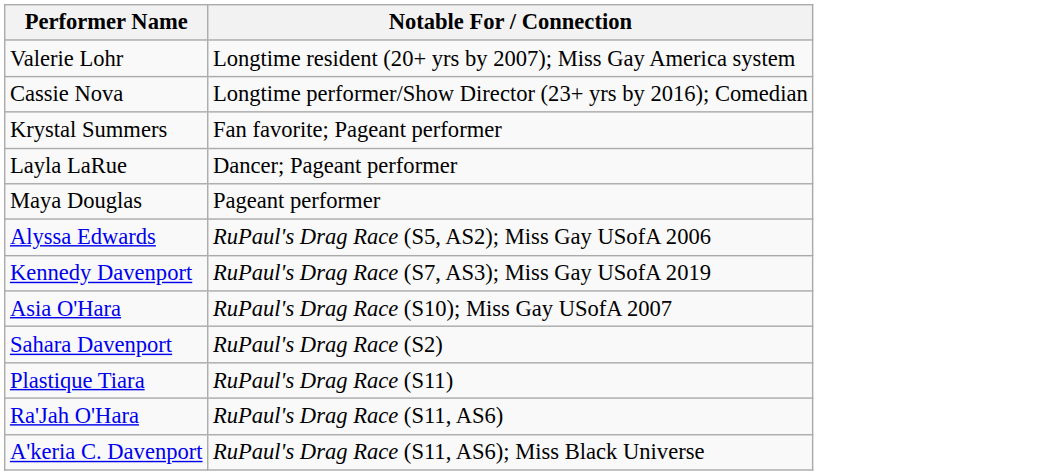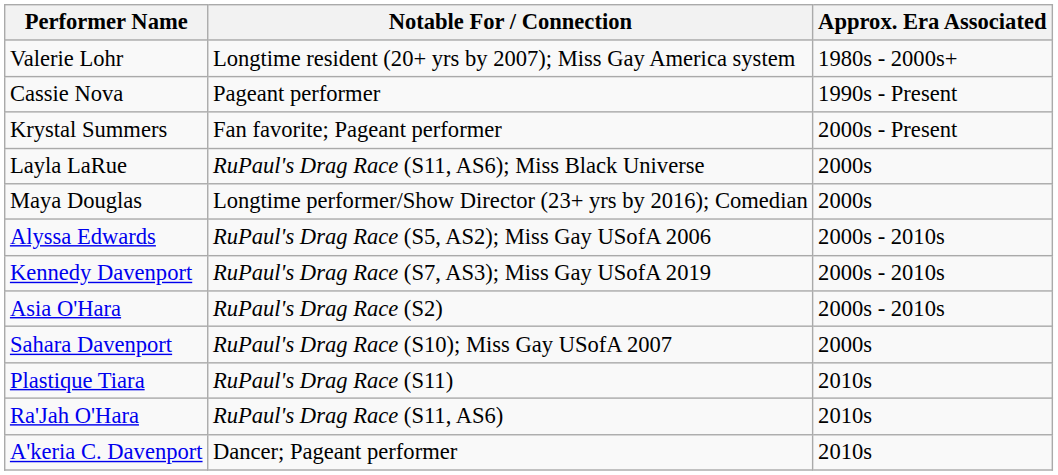+ column: (932, 22)
(510, 93) Longtime performer/Show Director (23+ yrs by 2016); Comedian -> (297, 93) Pageant performer
(335, 165) Dancer; Pageant performer -> (459, 165) RuPaul's Drag Race (S11, AS6); Miss Black Universe
(297, 201) Pageant performer -> (510, 201) Longtime performer/Show Director (23+ yrs by 2016); Comedian
(443, 308) RuPaul's Drag Race (S10); Miss Gay USofA 2007 -> (328, 308) RuPaul's Drag Race (S2)
(328, 344) RuPaul's Drag Race (S2) -> (443, 344) RuPaul's Drag Race (S10); Miss Gay USofA 2007
(459, 451) RuPaul's Drag Race (S11, AS6); Miss Black Universe -> (335, 451) Dancer; Pageant performer
